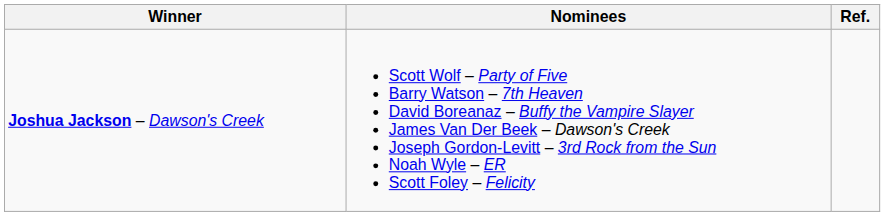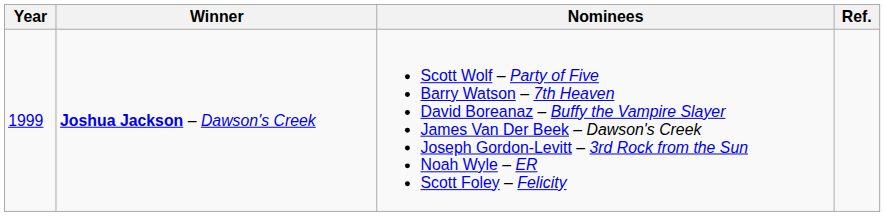+ column: (30, 17)
